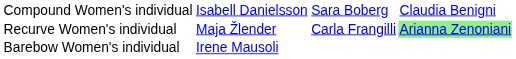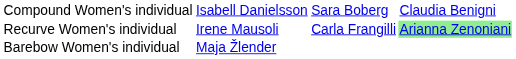(236, 29) Maja Žlender -> (237, 29) Irene Mausoli
(237, 48) Irene Mausoli -> (236, 48) Maja Žlender
